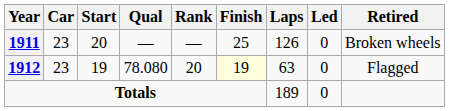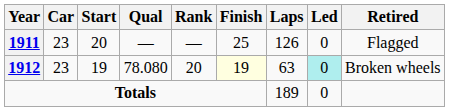(393, 42) Broken wheels -> (393, 42) Flagged
(324, 67) no background -> (324, 67) paleturquoise background
(393, 67) Flagged -> (393, 67) Broken wheels
